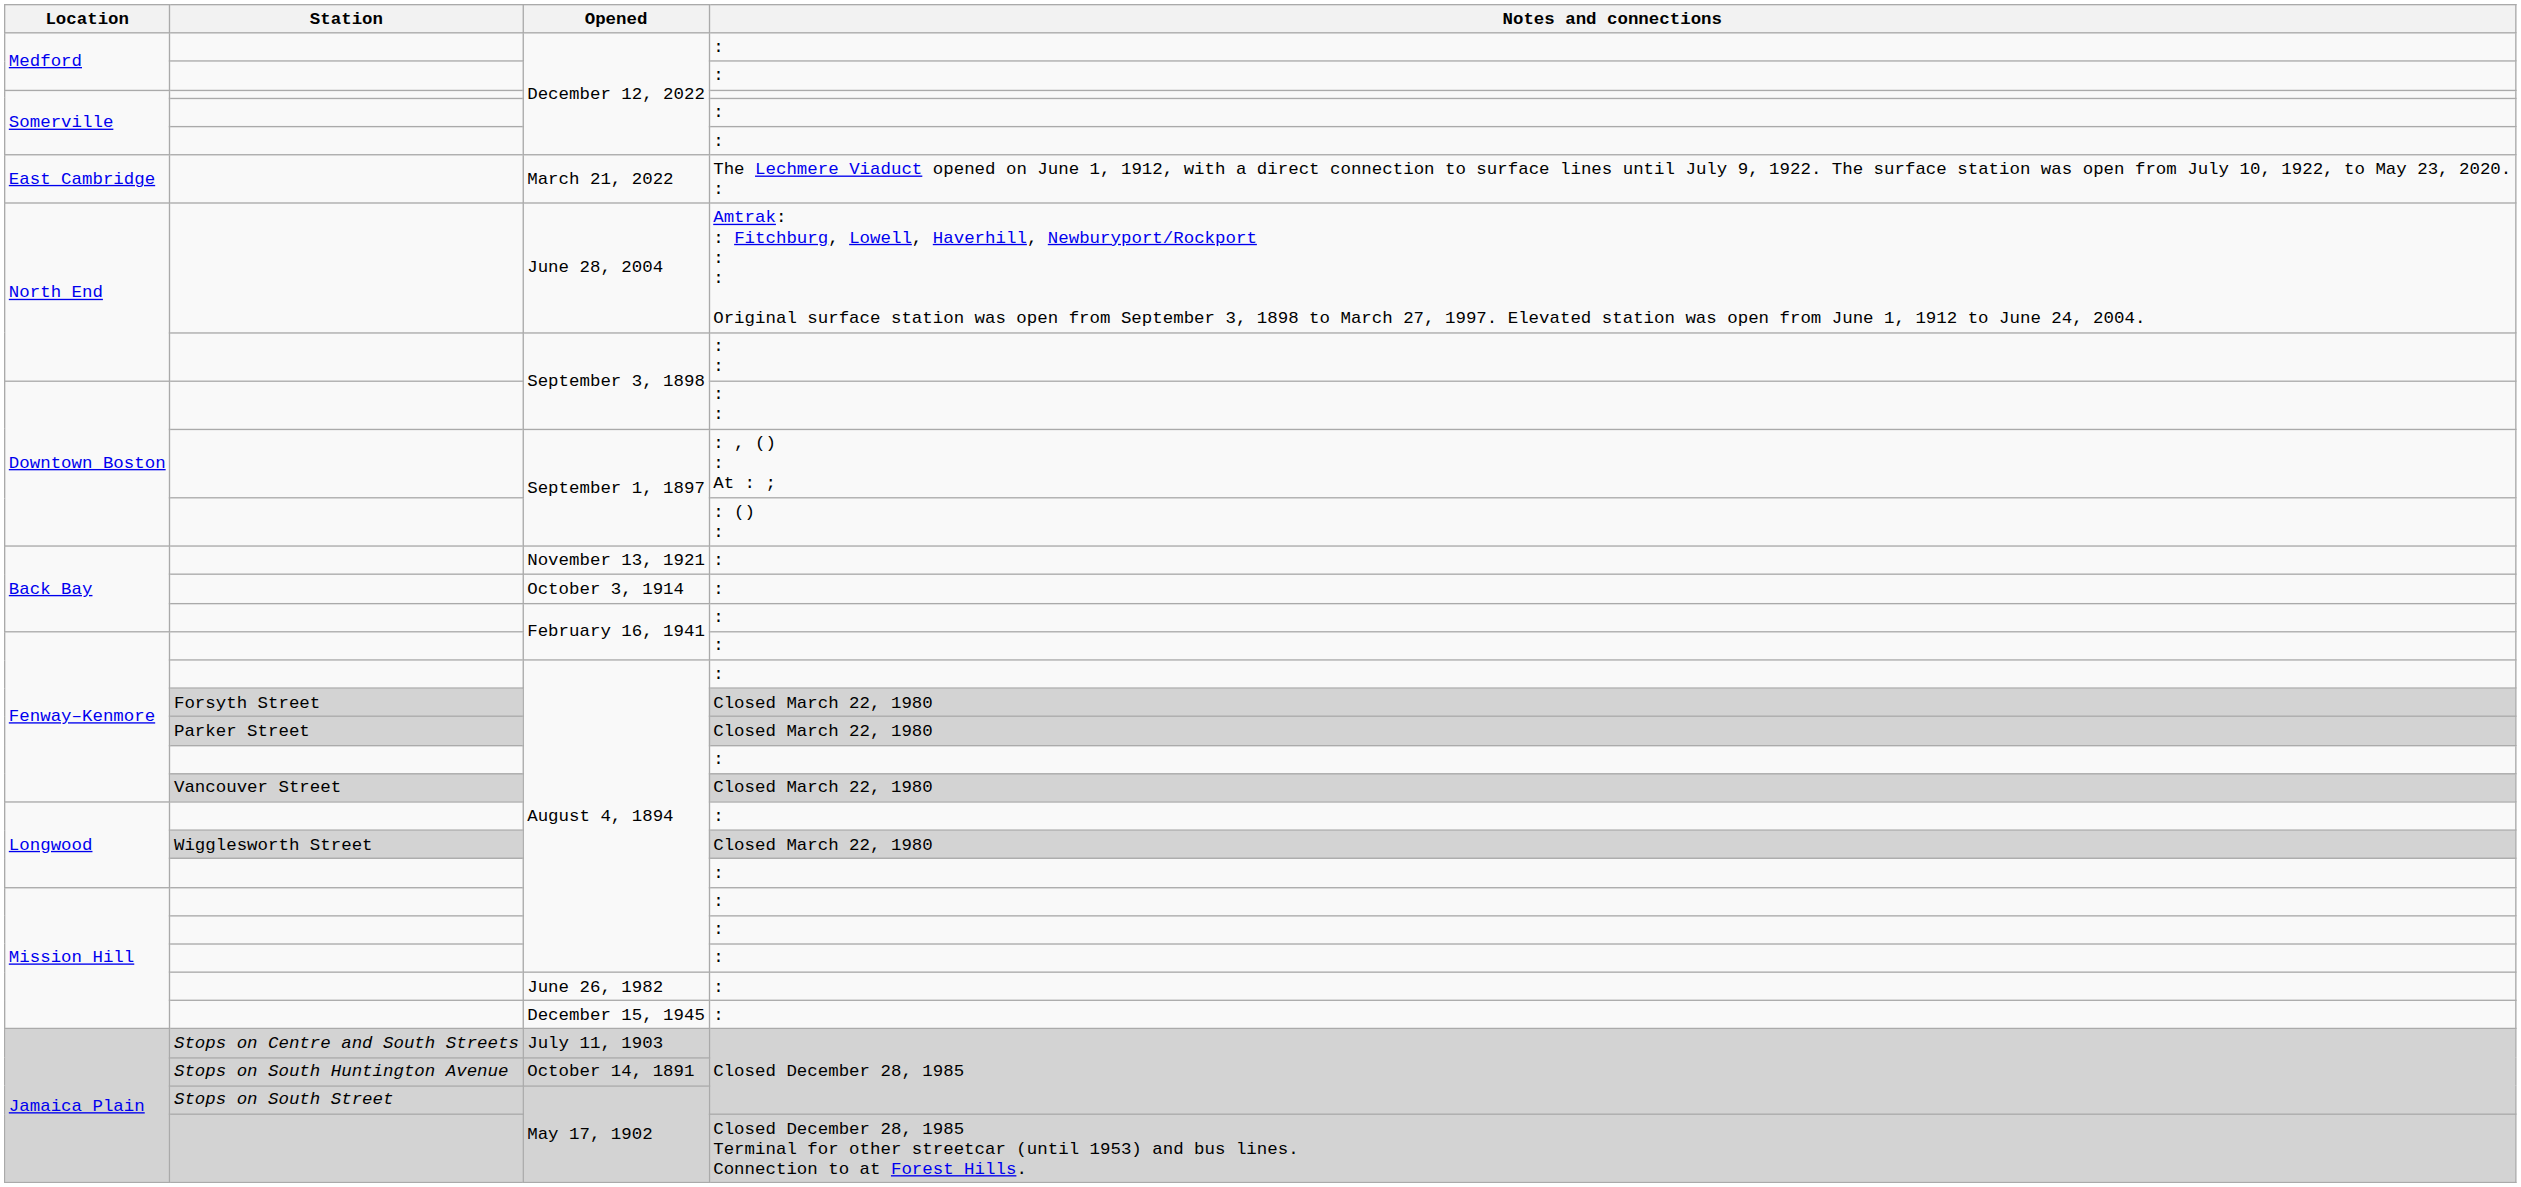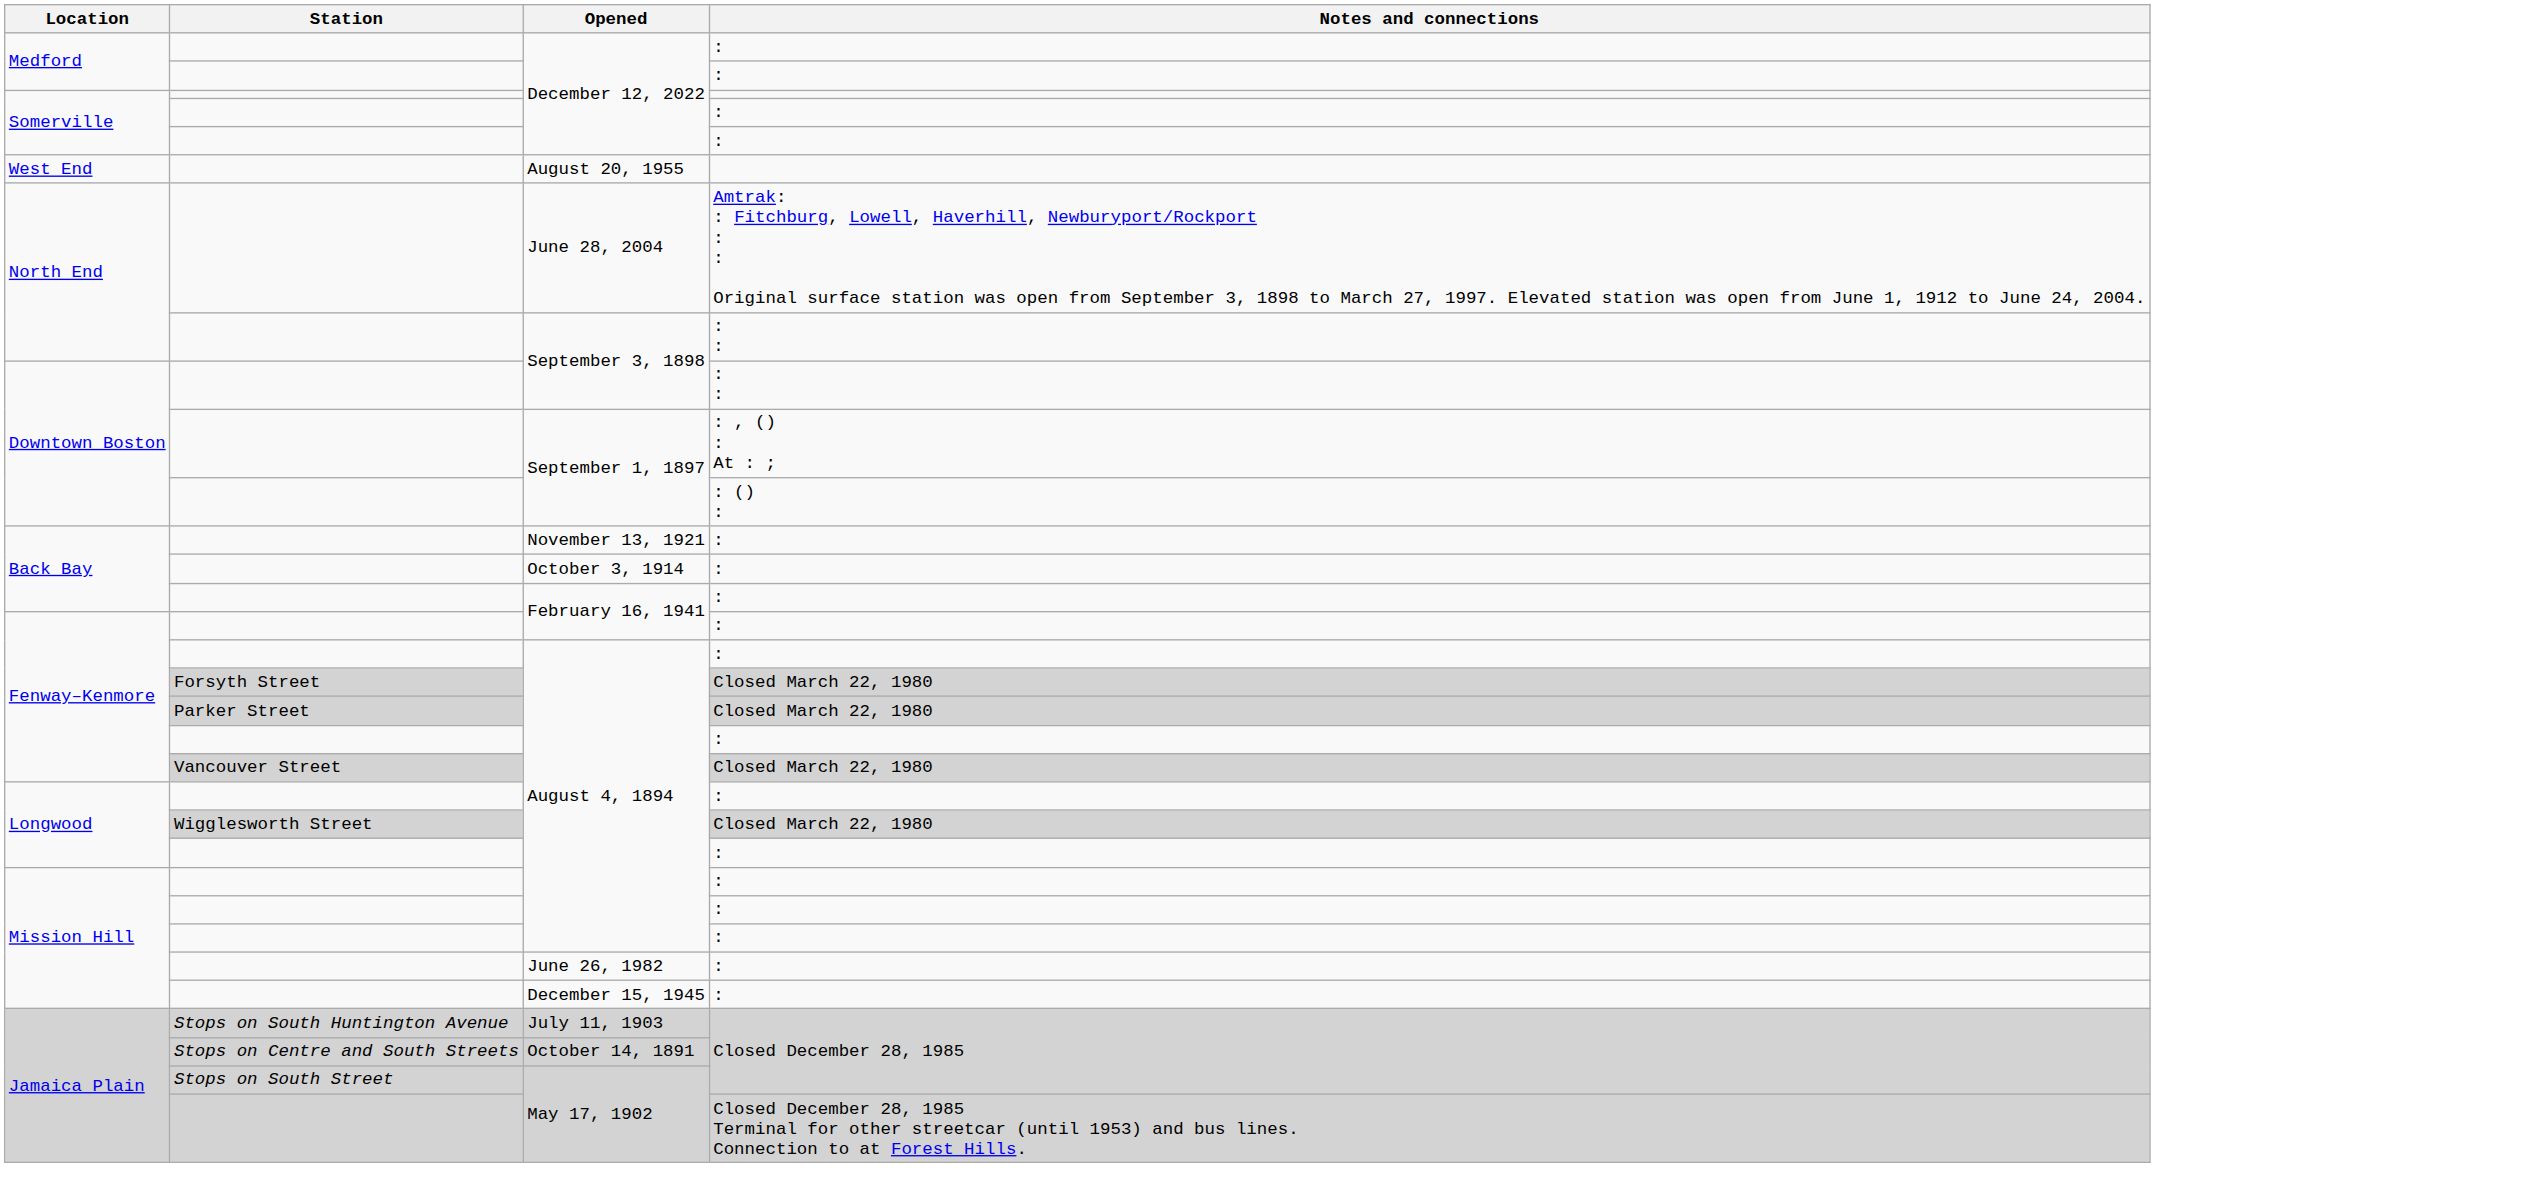- row: (82, 179)
+ row: (51, 169)
(346, 1043) Stops on Centre and South Streets -> (341, 1023) Stops on South Huntington Avenue
(341, 1072) Stops on South Huntington Avenue -> (346, 1052) Stops on Centre and South Streets
